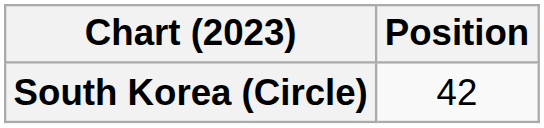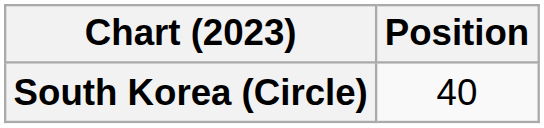(457, 91) 42 -> (457, 91) 40
